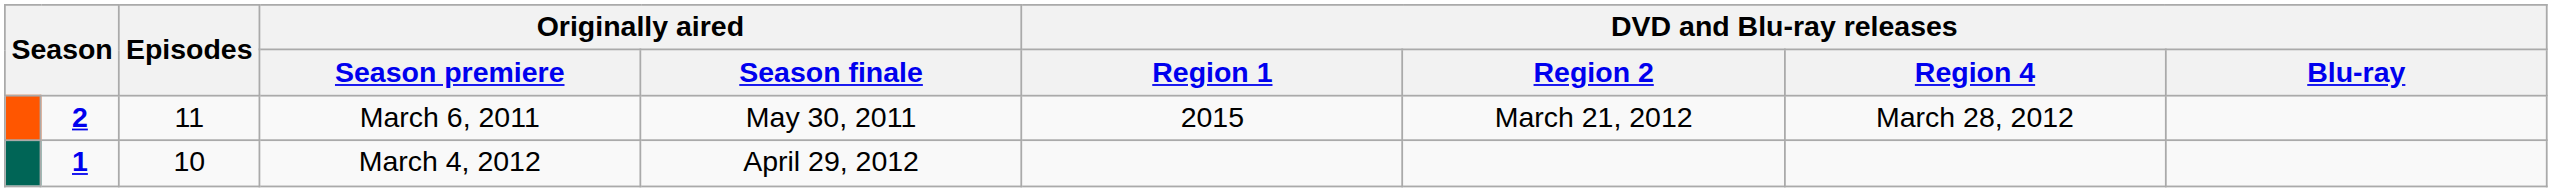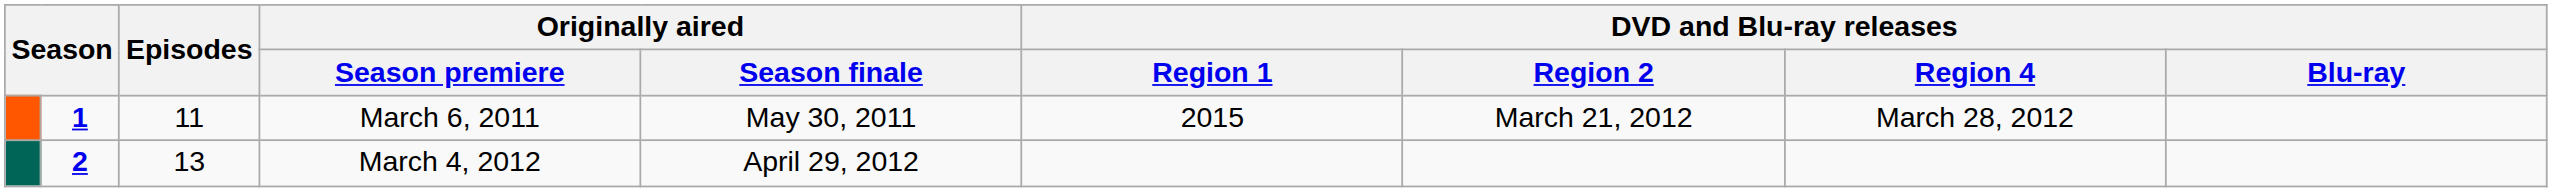(80, 117) 2 -> (80, 117) 1
(80, 162) 1 -> (80, 162) 2
(189, 162) 10 -> (189, 162) 13
